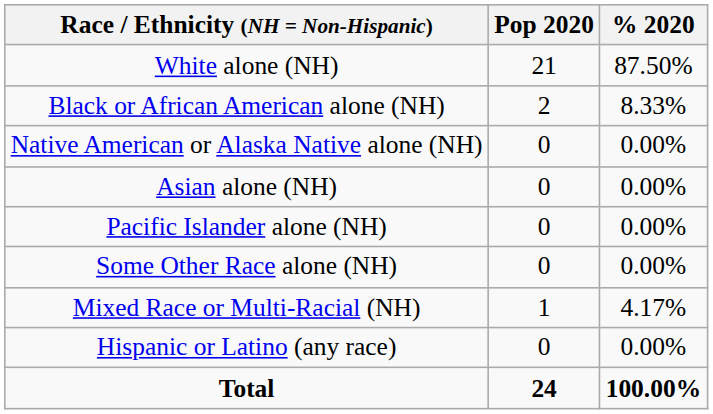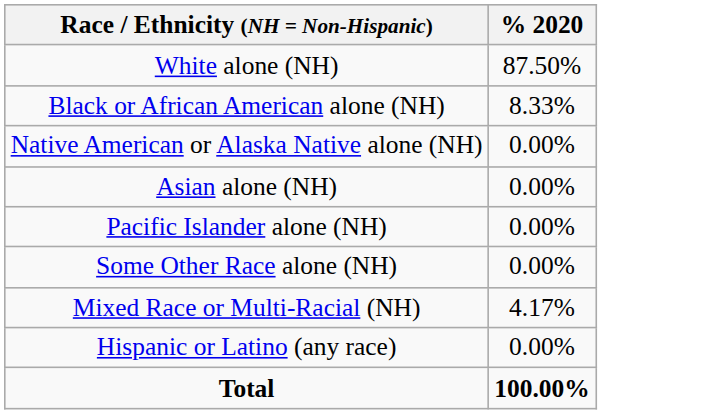- column: (544, 24)
